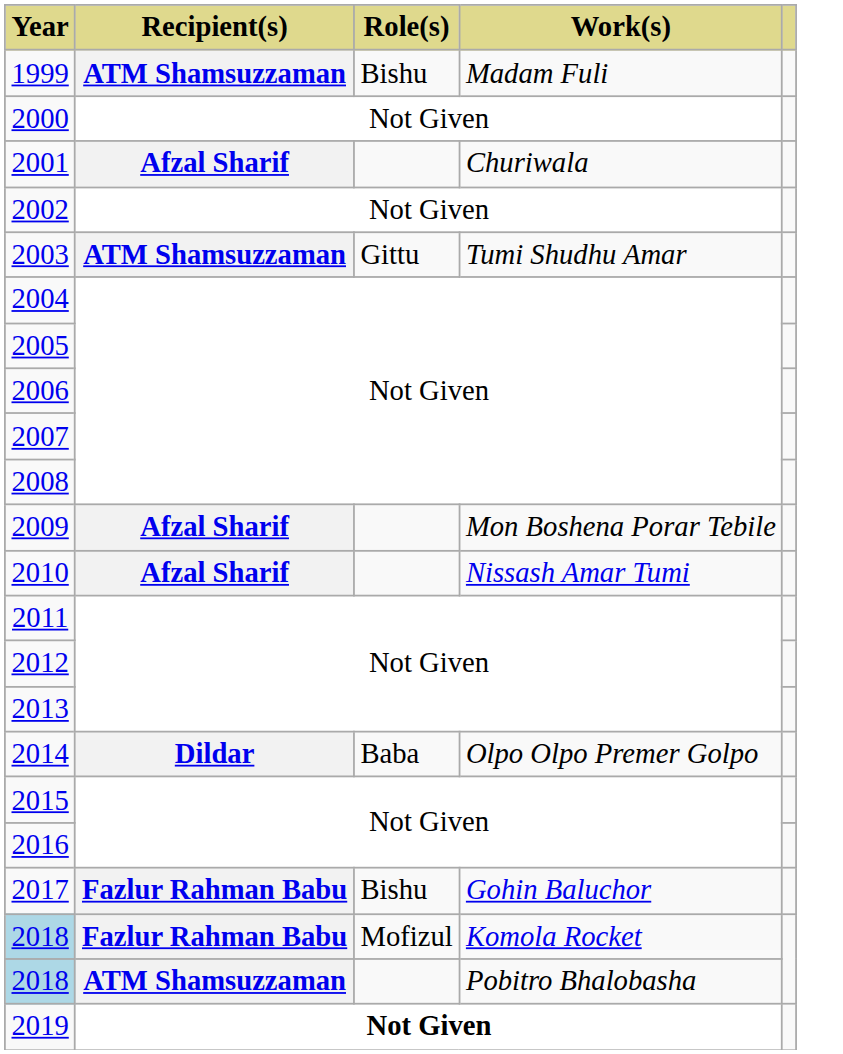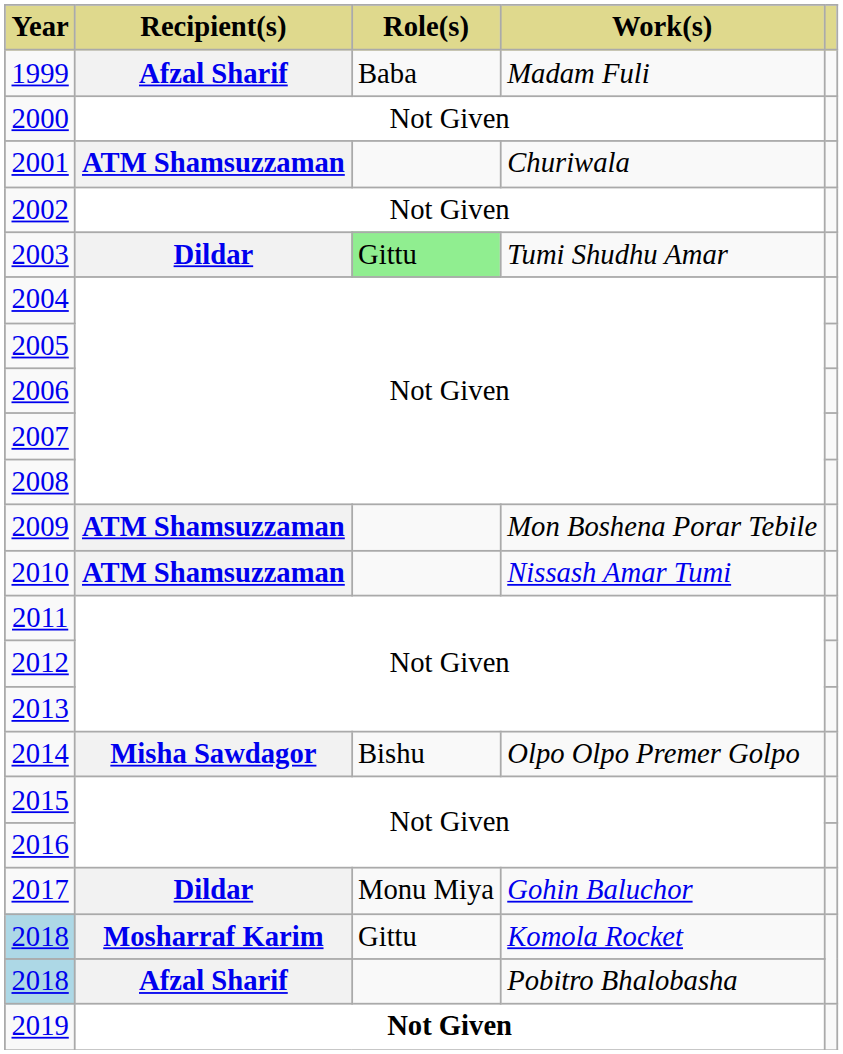(215, 72) ATM Shamsuzzaman -> (213, 72) Afzal Sharif
(394, 72) Bishu -> (387, 72) Baba
(215, 163) Afzal Sharif -> (213, 163) ATM Shamsuzzaman
(215, 254) ATM Shamsuzzaman -> (213, 254) Dildar
(390, 254) no background -> (387, 254) lightgreen background
(215, 526) Afzal Sharif -> (213, 526) ATM Shamsuzzaman
(215, 572) Afzal Sharif -> (213, 572) ATM Shamsuzzaman
(215, 753) Dildar -> (213, 753) Misha Sawdagor
(390, 753) Baba -> (391, 753) Bishu
(215, 890) Fazlur Rahman Babu -> (213, 890) Dildar
(394, 890) Bishu -> (426, 890) Monu Miya
(215, 935) Fazlur Rahman Babu -> (213, 935) Mosharraf Karim
(407, 935) Mofizul -> (387, 935) Gittu
(215, 981) ATM Shamsuzzaman -> (213, 981) Afzal Sharif
